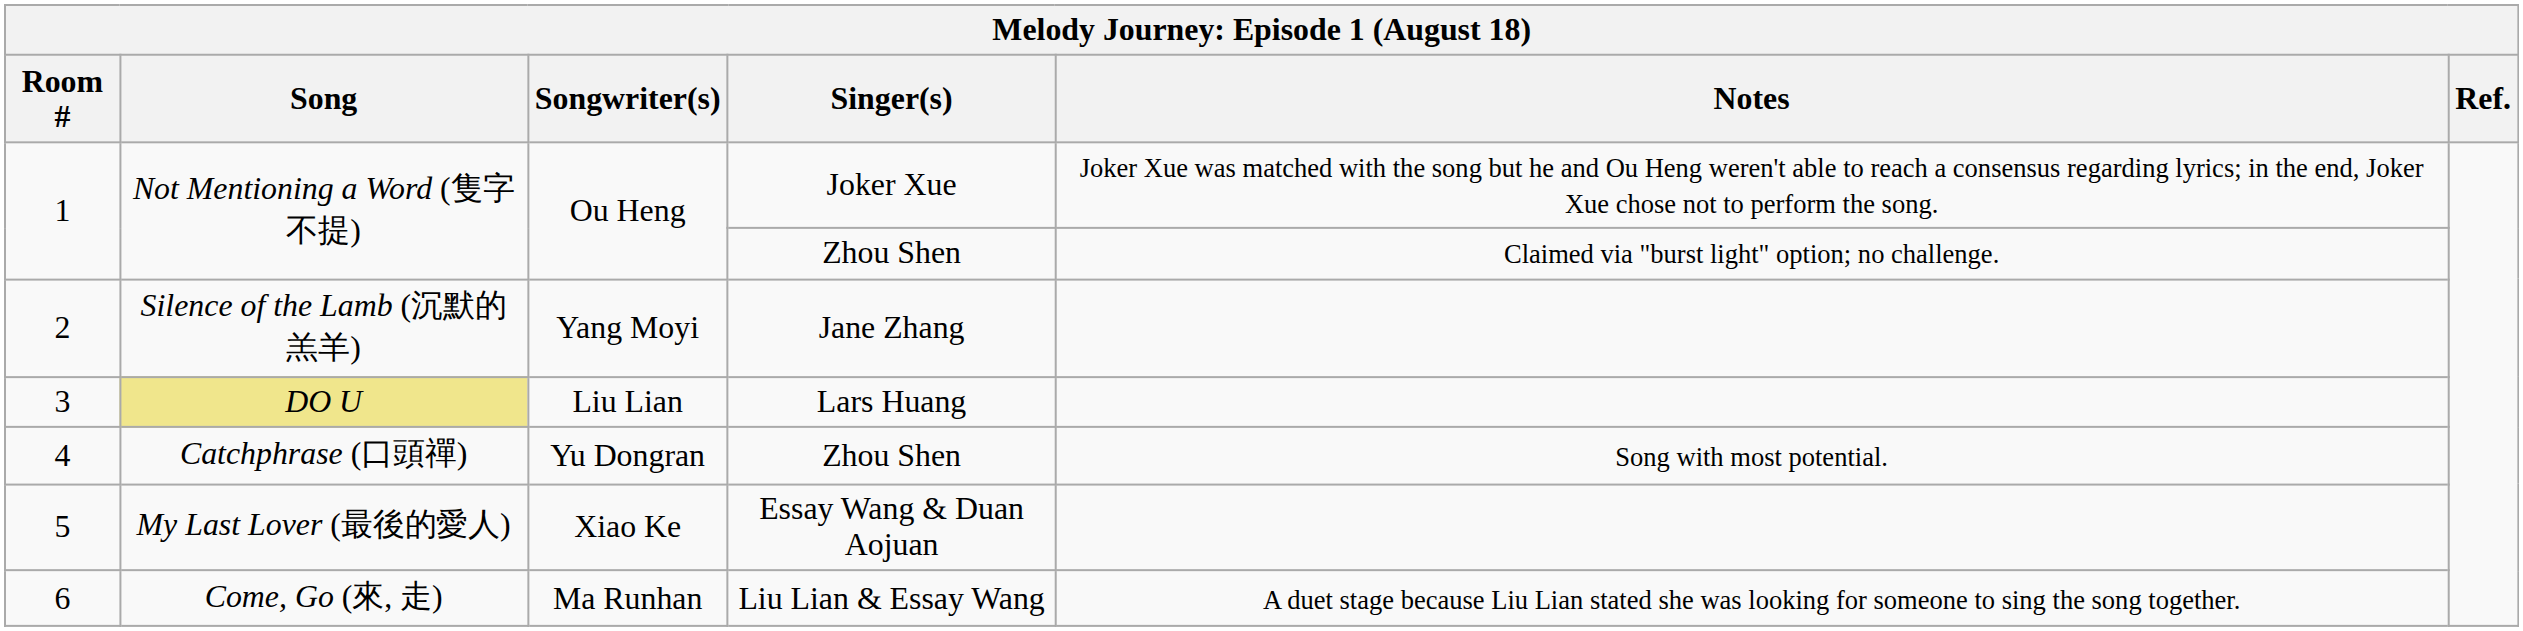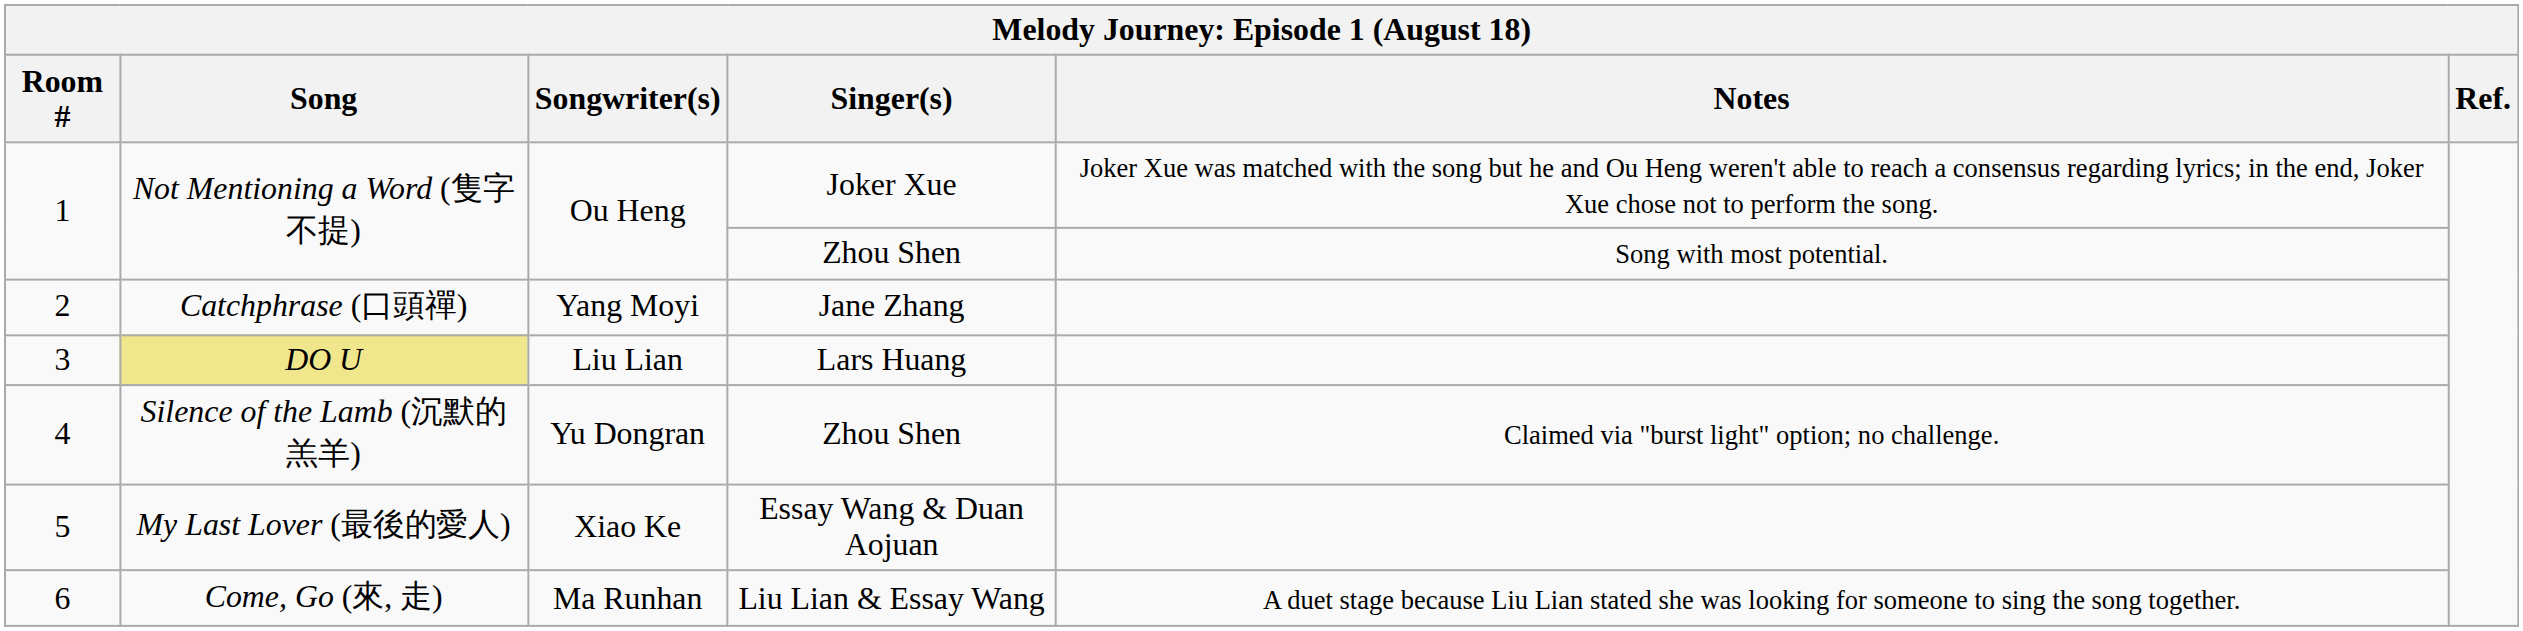(1752, 254) Claimed via "burst light" option; no challenge. -> (1752, 254) Song with most potential.
(324, 326) Silence of the Lamb (沉默的羔羊) -> (324, 305) Catchphrase (口頭禪)
(324, 454) Catchphrase (口頭禪) -> (324, 433) Silence of the Lamb (沉默的羔羊)
(1752, 457) Song with most potential. -> (1752, 436) Claimed via "burst light" option; no challenge.
